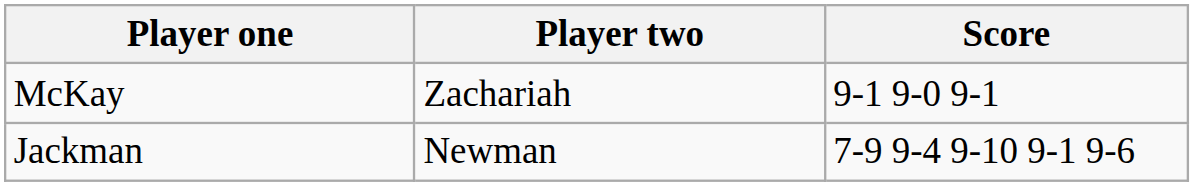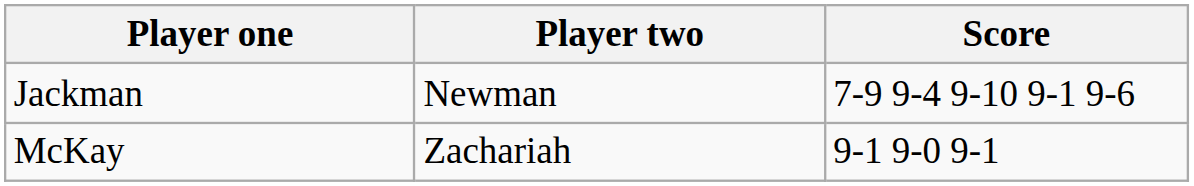rows swapped: (69, 92) <-> (78, 151)
